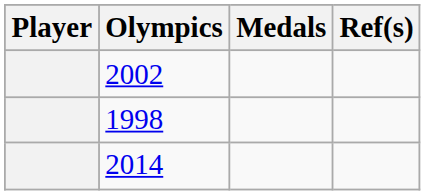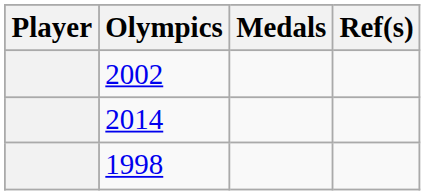rows swapped: (134, 119) <-> (134, 165)
